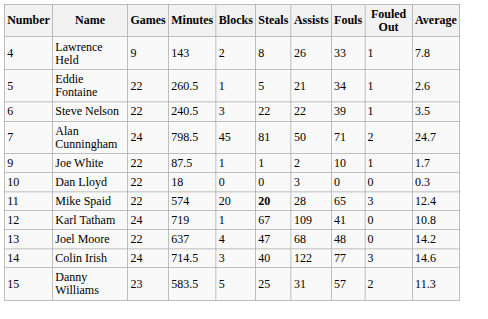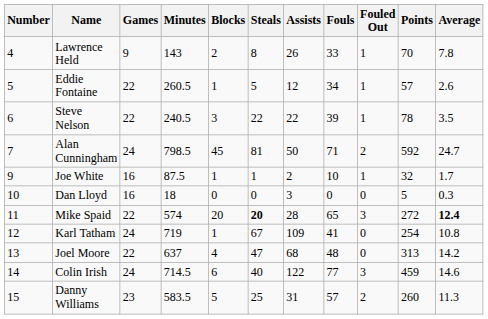+ column: (417, 20)
(300, 85) 21 -> (292, 85) 12
(136, 163) 22 -> (129, 176) 16
(136, 182) 22 -> (129, 195) 16
(426, 201) normal -> (449, 214) bold
(222, 258) 3 -> (214, 271) 6
